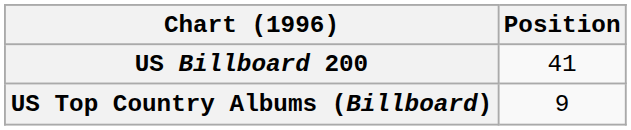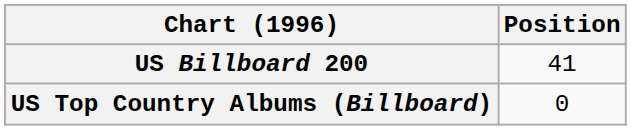(562, 104) 9 -> (562, 104) 0
